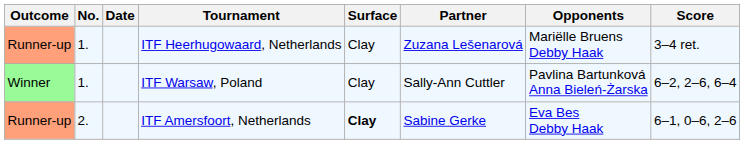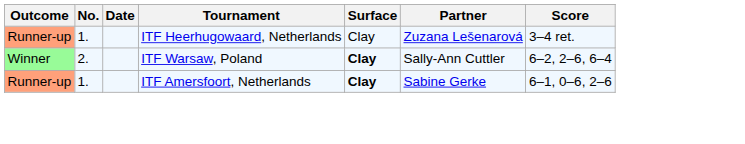- column: (588, 14)
(83, 82) 1. -> (83, 58) 2.
(361, 82) normal -> (362, 58) bold
(83, 119) 2. -> (83, 80) 1.
